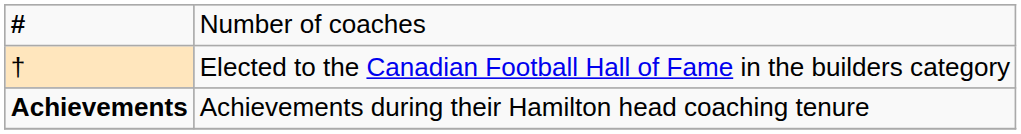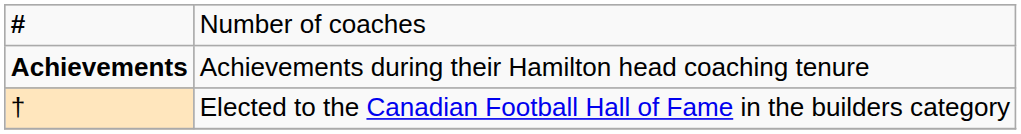rows swapped: (22, 66) <-> (99, 107)
